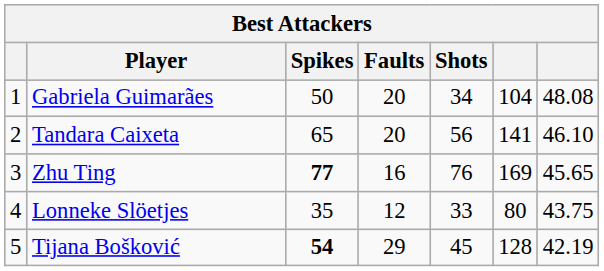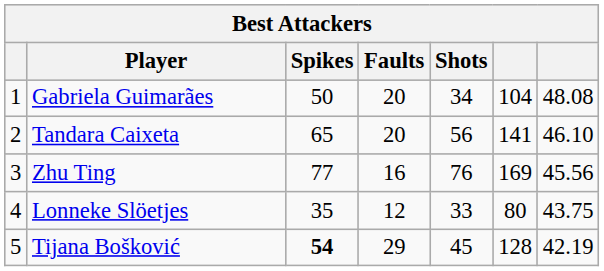(322, 172) bold -> (322, 172) normal
(568, 172) 45.65 -> (568, 172) 45.56
